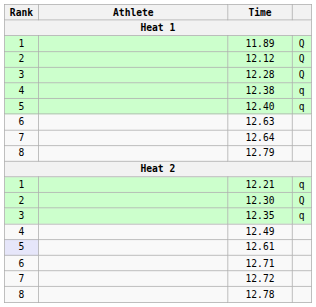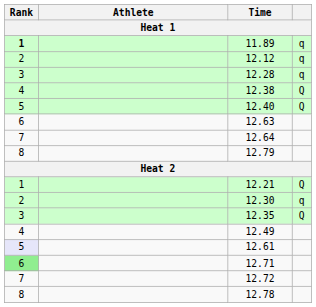(21, 44) normal -> (21, 44) bold
(302, 44) Q -> (302, 44) q
(302, 59) Q -> (302, 59) q
(302, 75) Q -> (302, 75) q
(302, 91) q -> (302, 91) Q
(302, 106) q -> (302, 106) Q
(302, 185) q -> (302, 185) Q
(302, 200) Q -> (302, 200) q
(302, 216) q -> (302, 216) Q
(21, 263) no background -> (21, 263) lightgreen background
